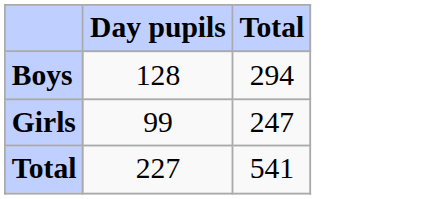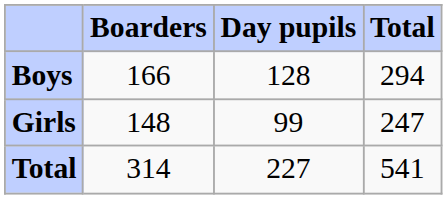+ column: (148, 27)
